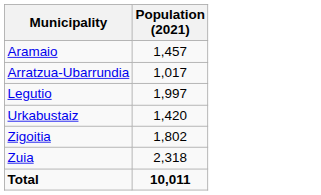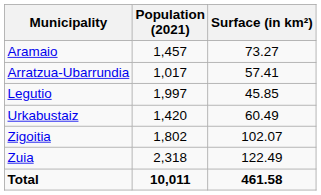+ column: (262, 22)
